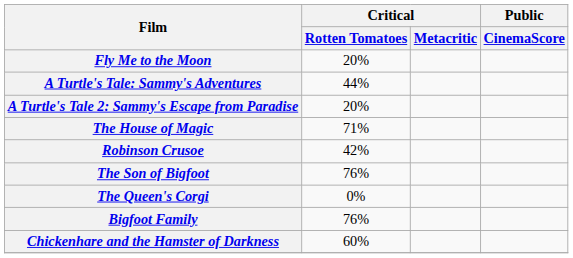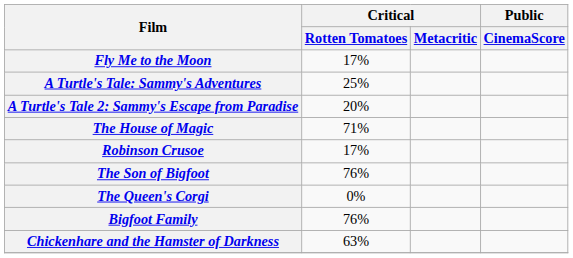(356, 60) 20% -> (356, 60) 17%
(356, 83) 44% -> (356, 83) 25%
(356, 151) 42% -> (356, 151) 17%
(356, 241) 60% -> (356, 241) 63%
